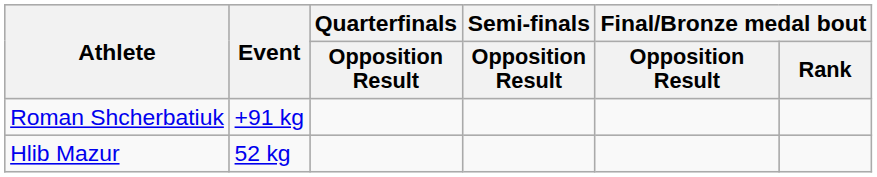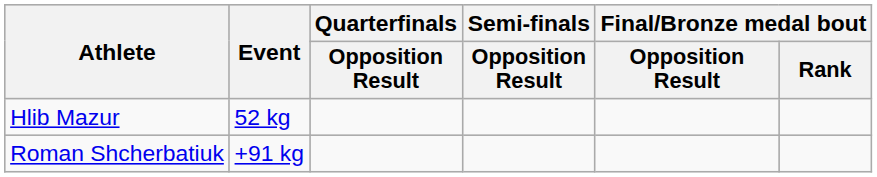rows swapped: (65, 154) <-> (117, 117)
